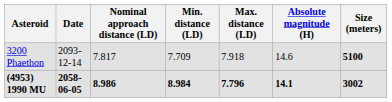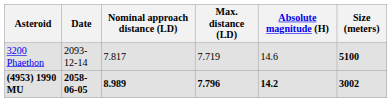- column: (192, 23)
(233, 56) 7.918 -> (209, 56) 7.719
(104, 84) 8.986 -> (115, 84) 8.989
(284, 84) 14.1 -> (269, 84) 14.2
